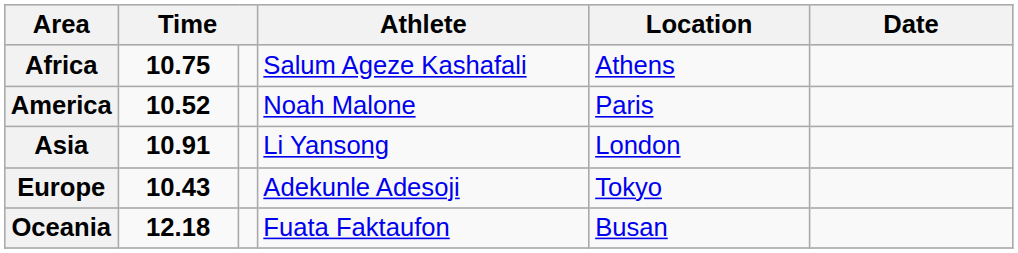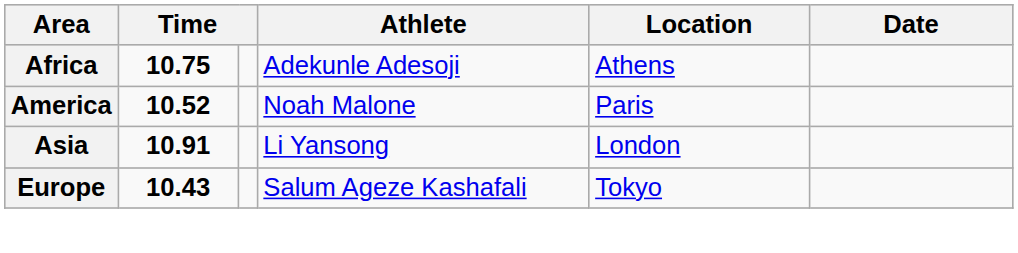(395, 65) Salum Ageze Kashafali -> (362, 65) Adekunle Adesoji
(362, 187) Adekunle Adesoji -> (395, 187) Salum Ageze Kashafali
- row: (61, 227)
